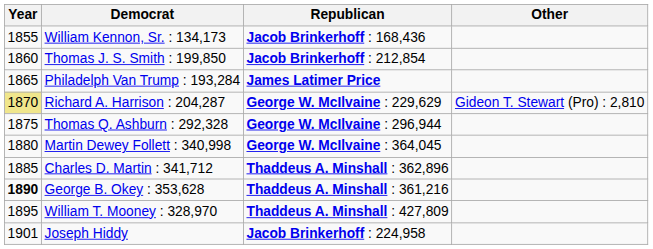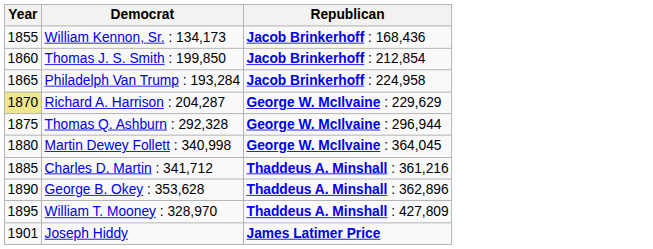- column: (550, 15)
(313, 80) James Latimer Price -> (336, 80) Jacob Brinkerhoff : 224,958
(348, 168) Thaddeus A. Minshall : 362,896 -> (348, 168) Thaddeus A. Minshall : 361,216
(23, 189) bold -> (23, 189) normal
(348, 189) Thaddeus A. Minshall : 361,216 -> (348, 189) Thaddeus A. Minshall : 362,896
(336, 233) Jacob Brinkerhoff : 224,958 -> (313, 233) James Latimer Price
